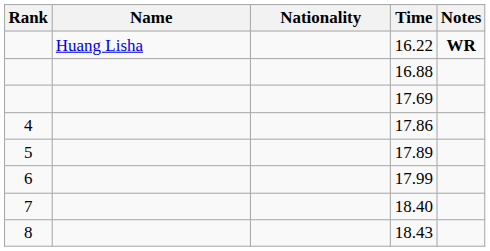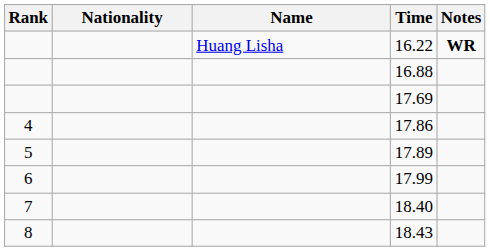columns swapped: (151, 17) <-> (321, 17)
